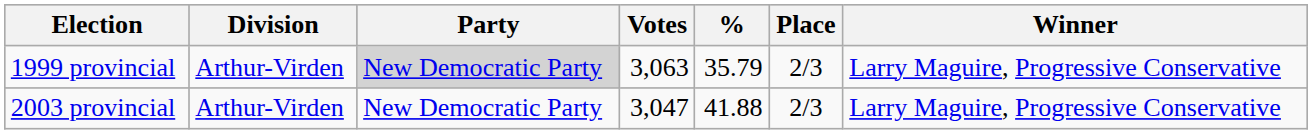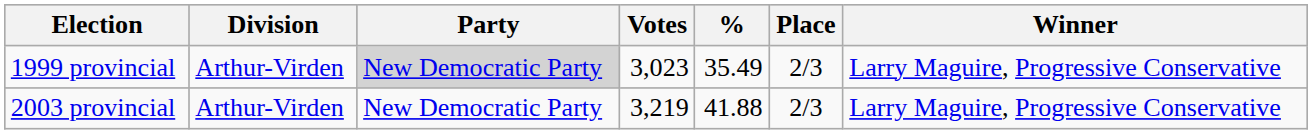(659, 66) 3,063 -> (659, 66) 3,023
(733, 66) 35.79 -> (733, 66) 35.49
(659, 107) 3,047 -> (659, 107) 3,219
